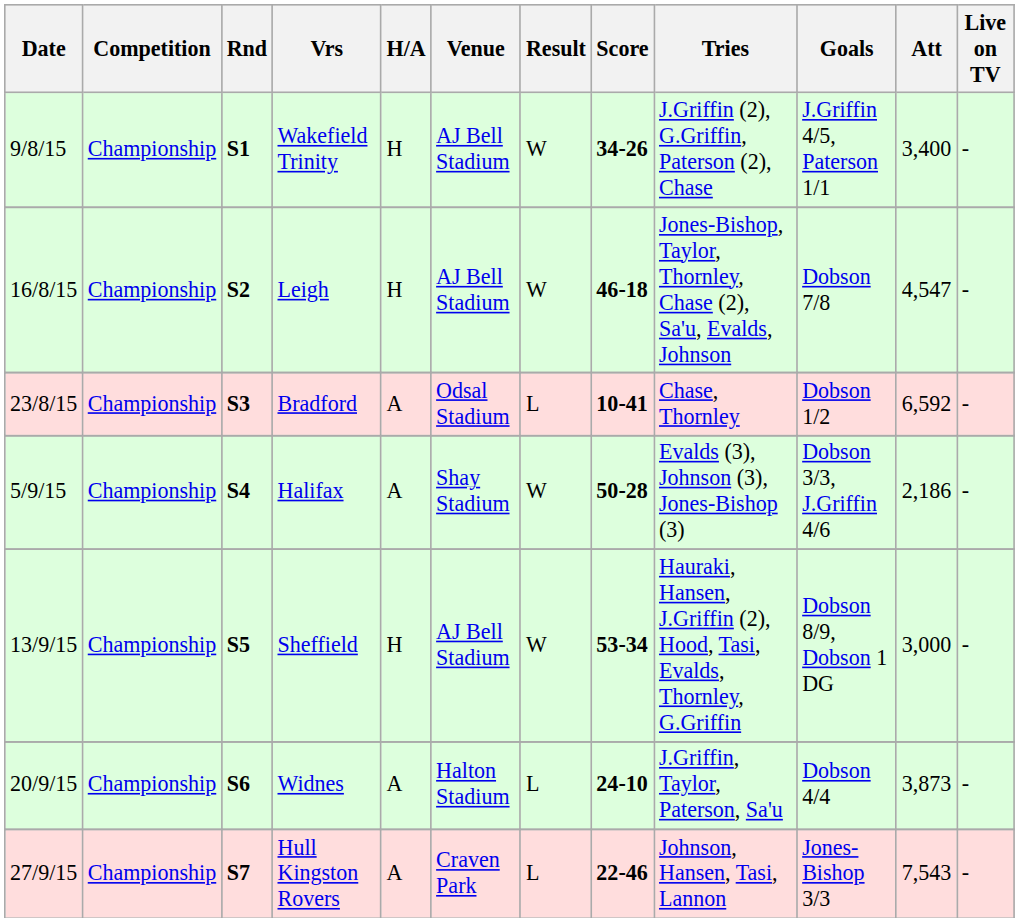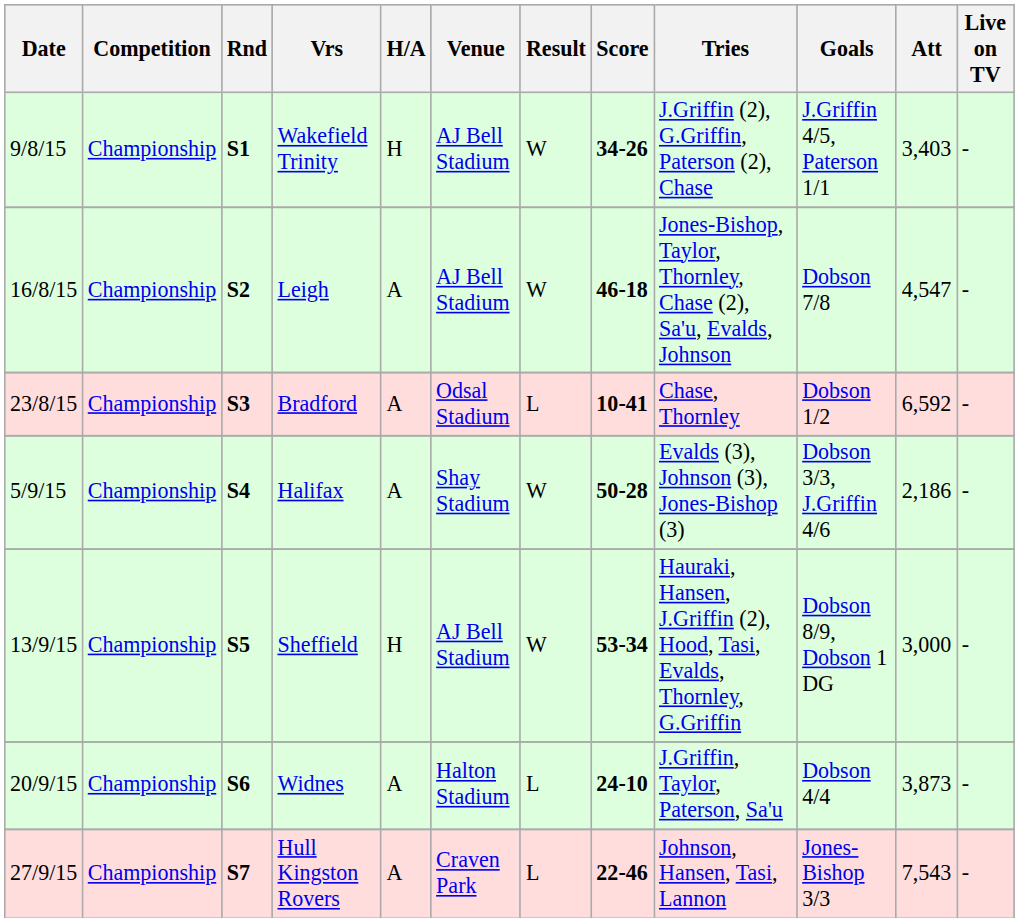(927, 149) 3,400 -> (927, 149) 3,403
(394, 289) H -> (394, 289) A
